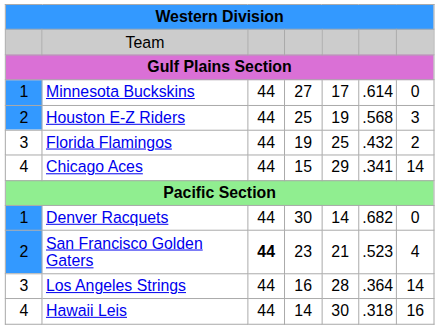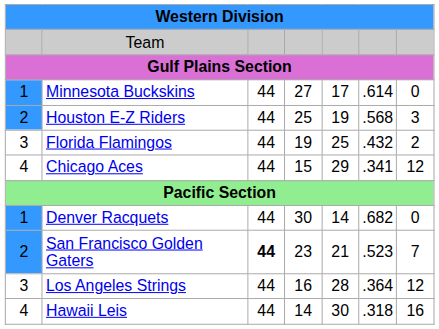(415, 167) 14 -> (415, 167) 12
(415, 252) 4 -> (415, 252) 7
(415, 286) 14 -> (415, 286) 12
